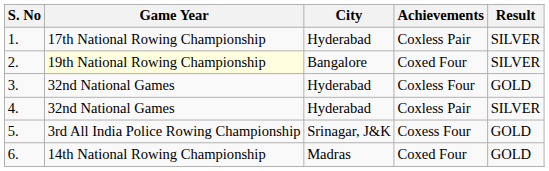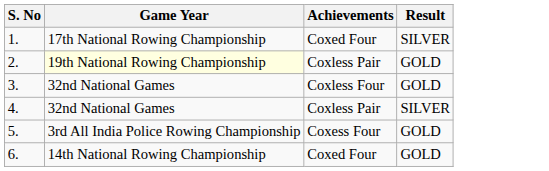- column: (349, 16)
(434, 39) Coxless Pair -> (342, 39) Coxed Four
(432, 62) Coxed Four -> (344, 62) Coxless Pair
(515, 62) SILVER -> (421, 62) GOLD
